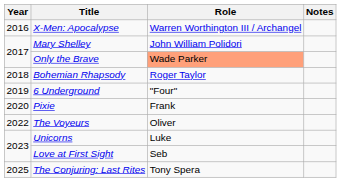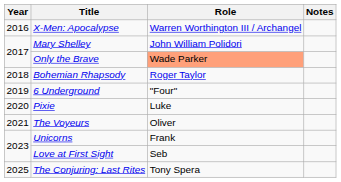(162, 106) Frank -> (160, 106) Luke
(18, 122) 2022 -> (18, 122) 2021
(160, 138) Luke -> (162, 138) Frank
